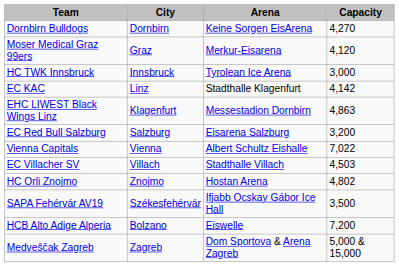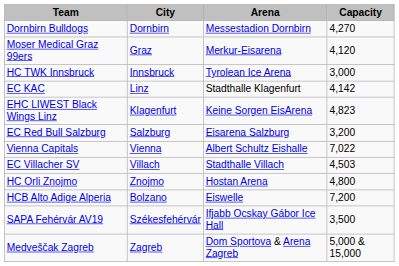(259, 28) Keine Sorgen EisArena -> (258, 28) Messestadion Dornbirn
(258, 111) Messestadion Dornbirn -> (259, 111) Keine Sorgen EisArena
(342, 111) 4,863 -> (342, 111) 4,823
(342, 181) 4,802 -> (342, 181) 4,800
rows swapped: (55, 203) <-> (59, 225)
